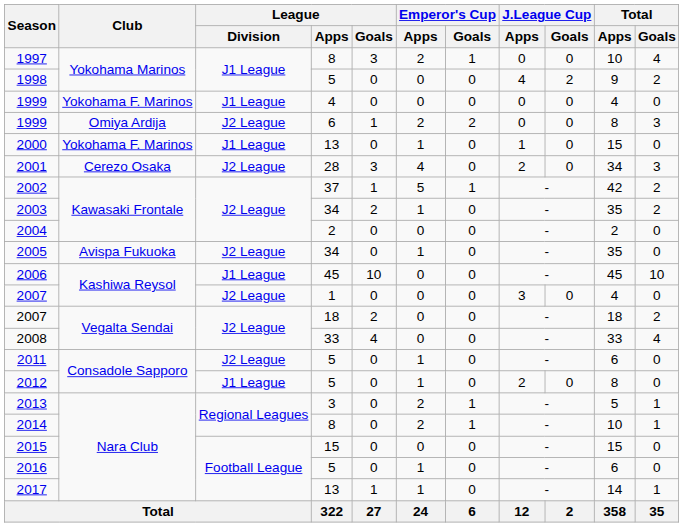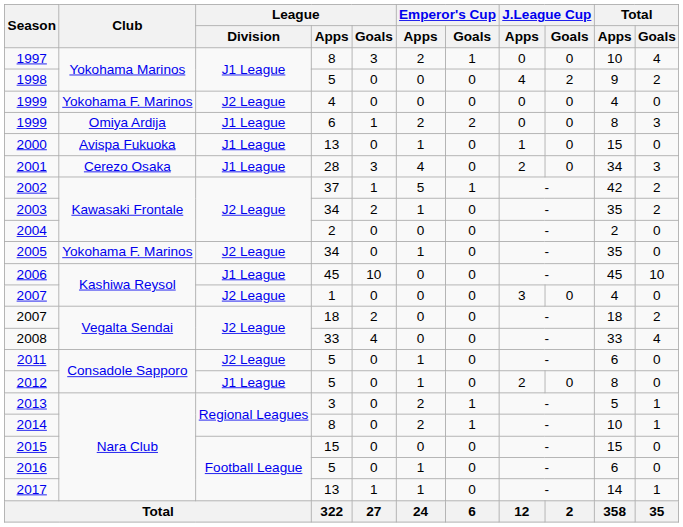(254, 101) J1 League -> (254, 101) J2 League
(254, 123) J2 League -> (254, 123) J1 League
(127, 144) Yokohama F. Marinos -> (127, 144) Avispa Fukuoka
(254, 166) J2 League -> (254, 166) J1 League
(127, 252) Avispa Fukuoka -> (127, 252) Yokohama F. Marinos
